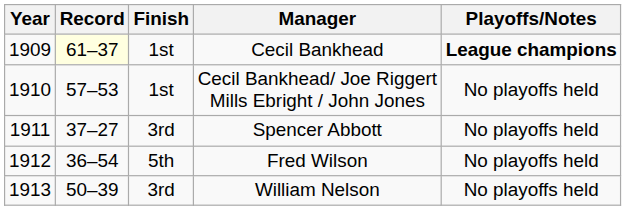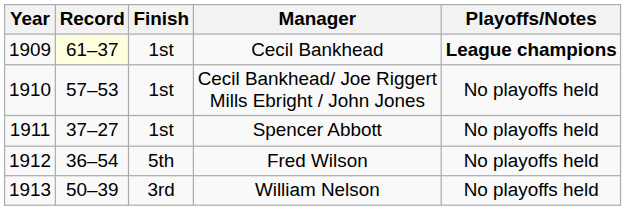(161, 130) 3rd -> (161, 130) 1st
